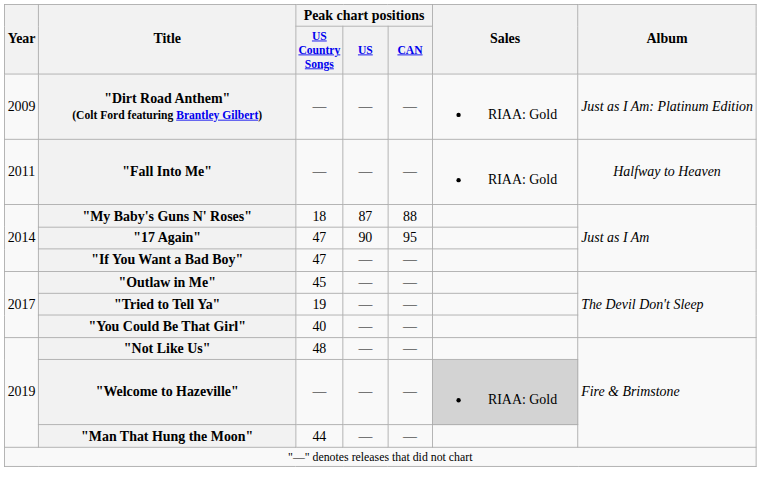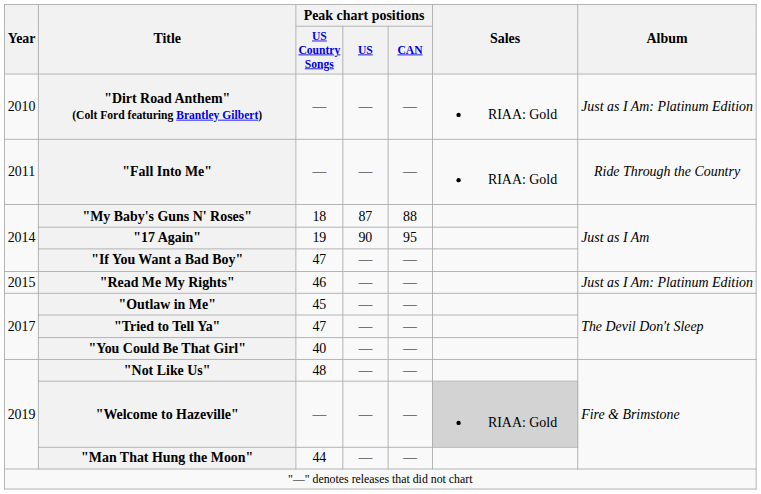(22, 106) 2009 -> (22, 106) 2010
(667, 172) Halfway to Heaven -> (667, 172) Ride Through the Country
(319, 238) 47 -> (319, 238) 19
+ row: (167, 282)
(319, 304) 19 -> (319, 326) 47
